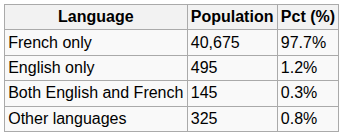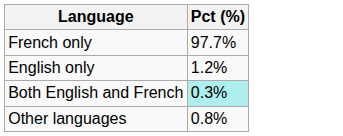- column: (232, 17)
(299, 93) no background -> (209, 93) paleturquoise background
